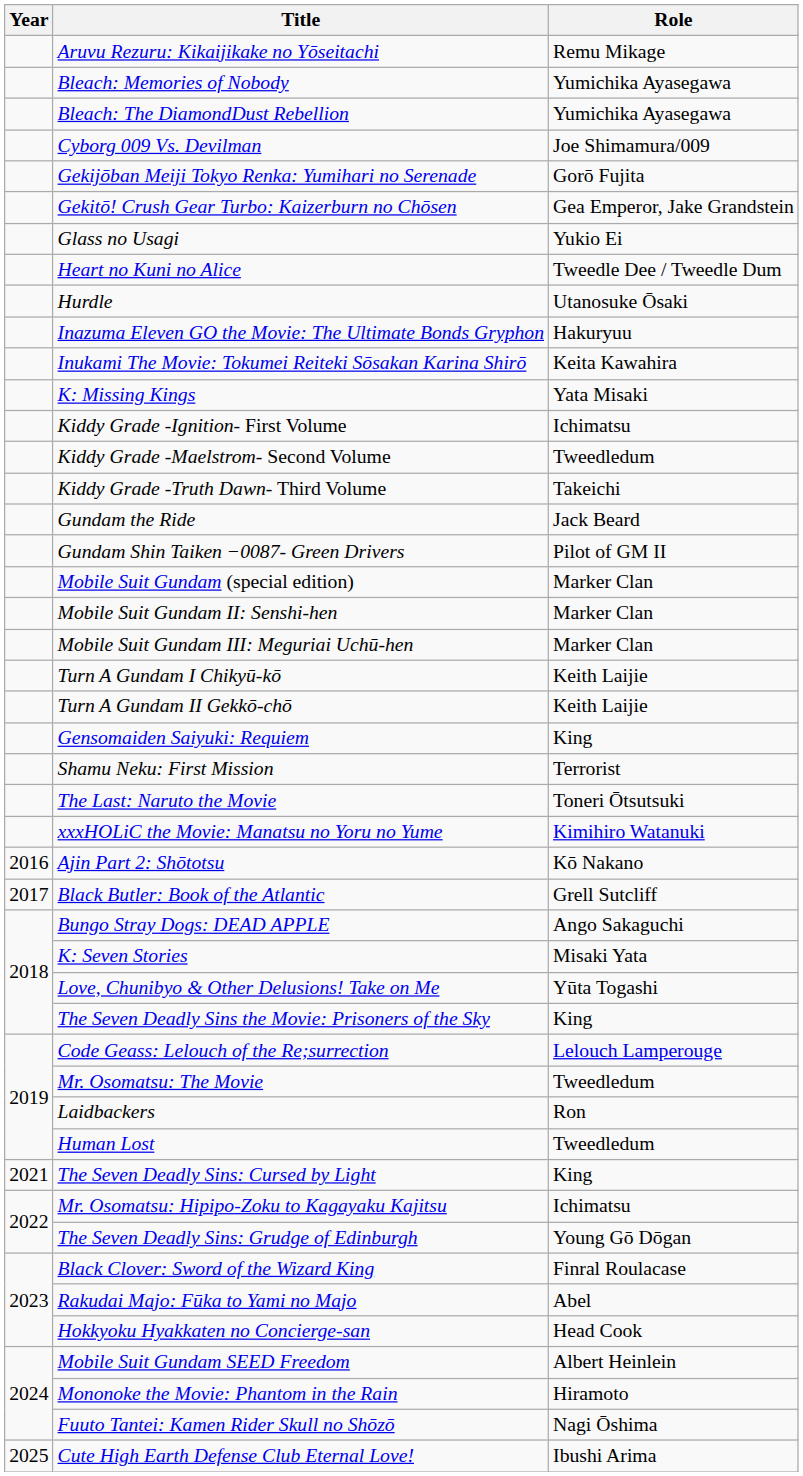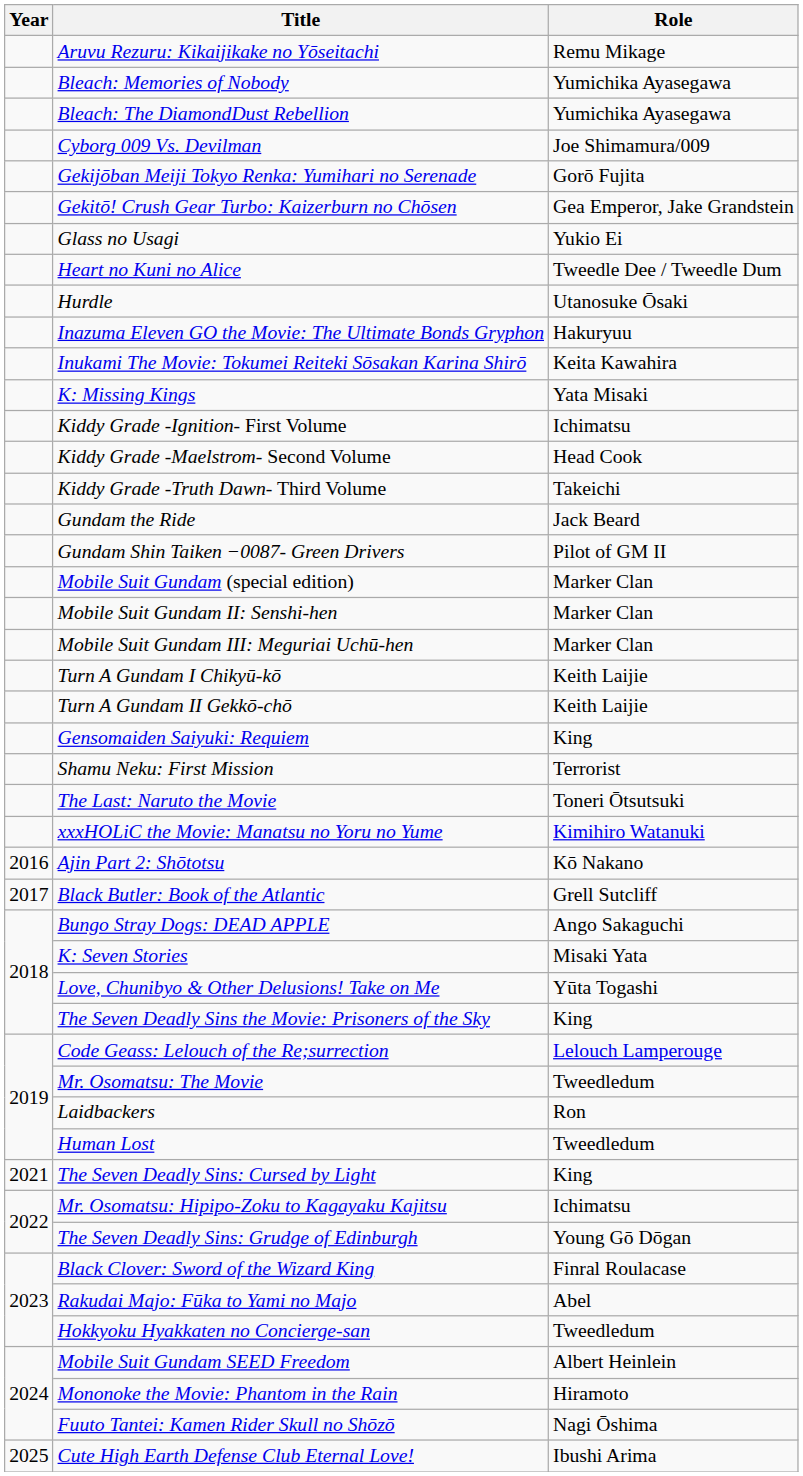(604, 457) Tweedledum -> (598, 457) Head Cook
(598, 1330) Head Cook -> (604, 1330) Tweedledum
